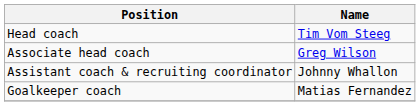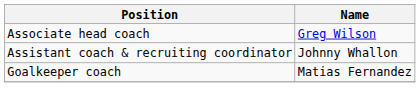- row: (43, 33)
